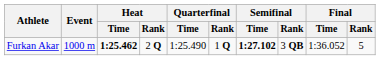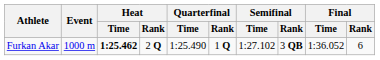(257, 46) bold -> (257, 46) normal
(361, 46) 5 -> (360, 46) 6
